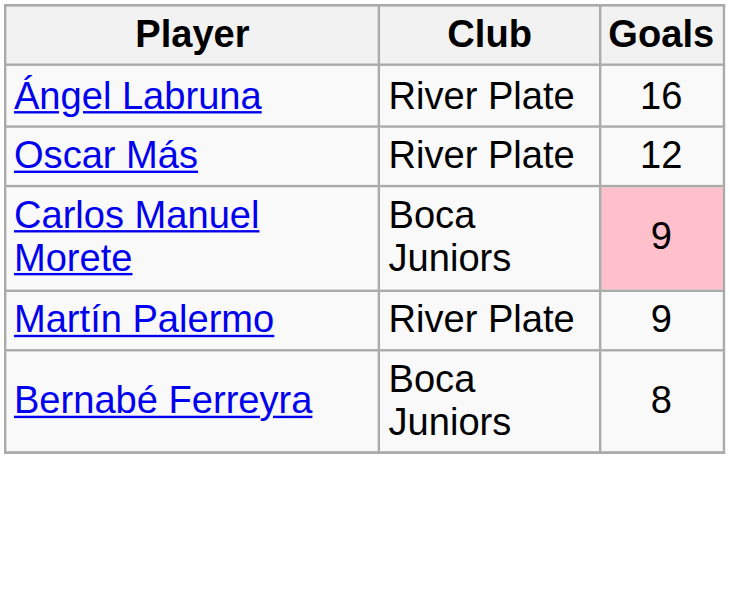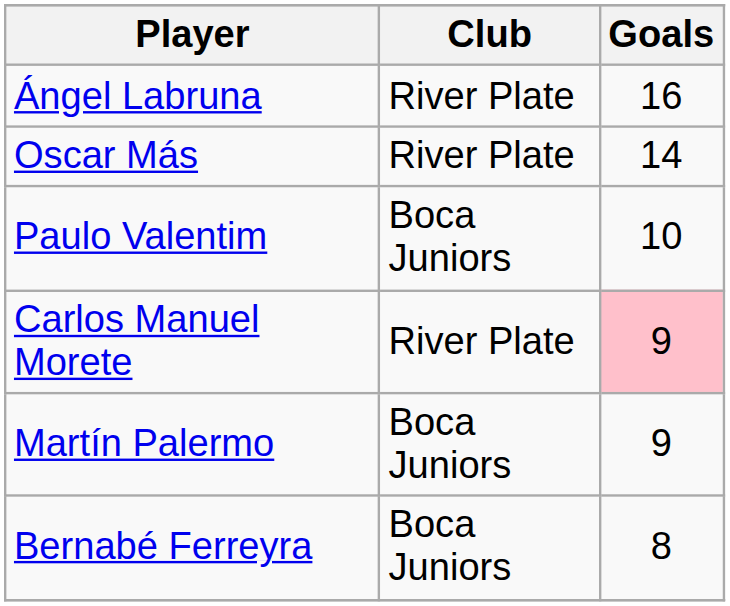(661, 155) 12 -> (661, 155) 14
+ row: (141, 237)
(450, 237) Boca Juniors -> (482, 340) River Plate
(482, 319) River Plate -> (450, 443) Boca Juniors
